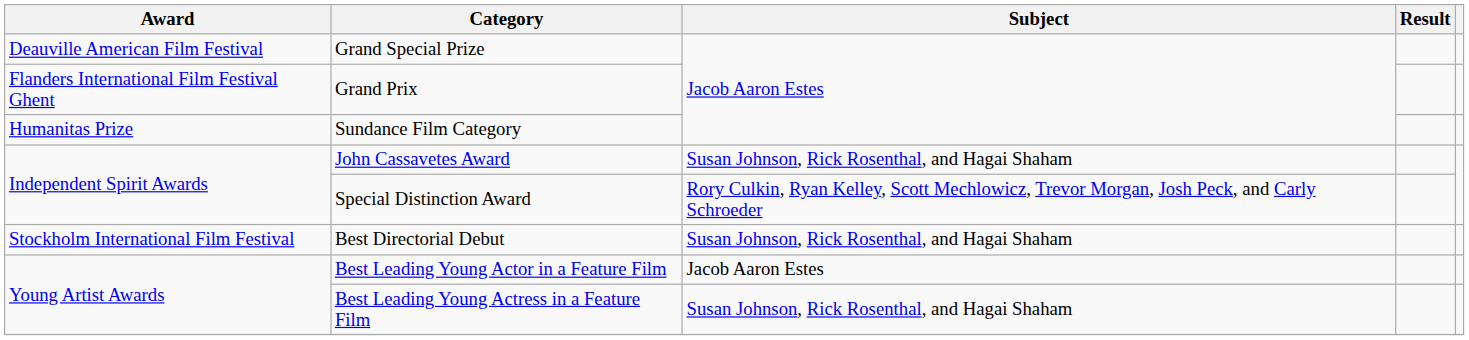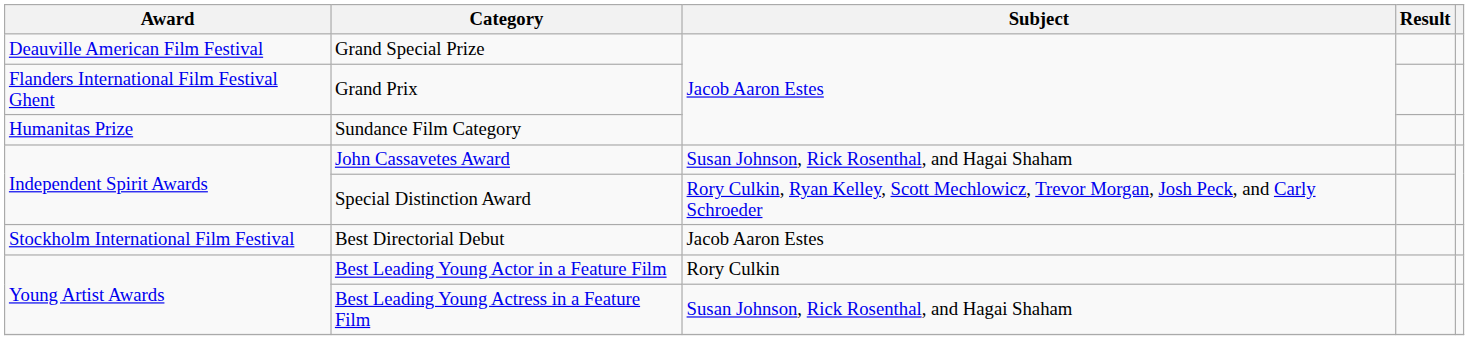(879, 239) Susan Johnson, Rick Rosenthal, and Hagai Shaham -> (755, 239) Jacob Aaron Estes
(755, 269) Jacob Aaron Estes -> (733, 269) Rory Culkin
